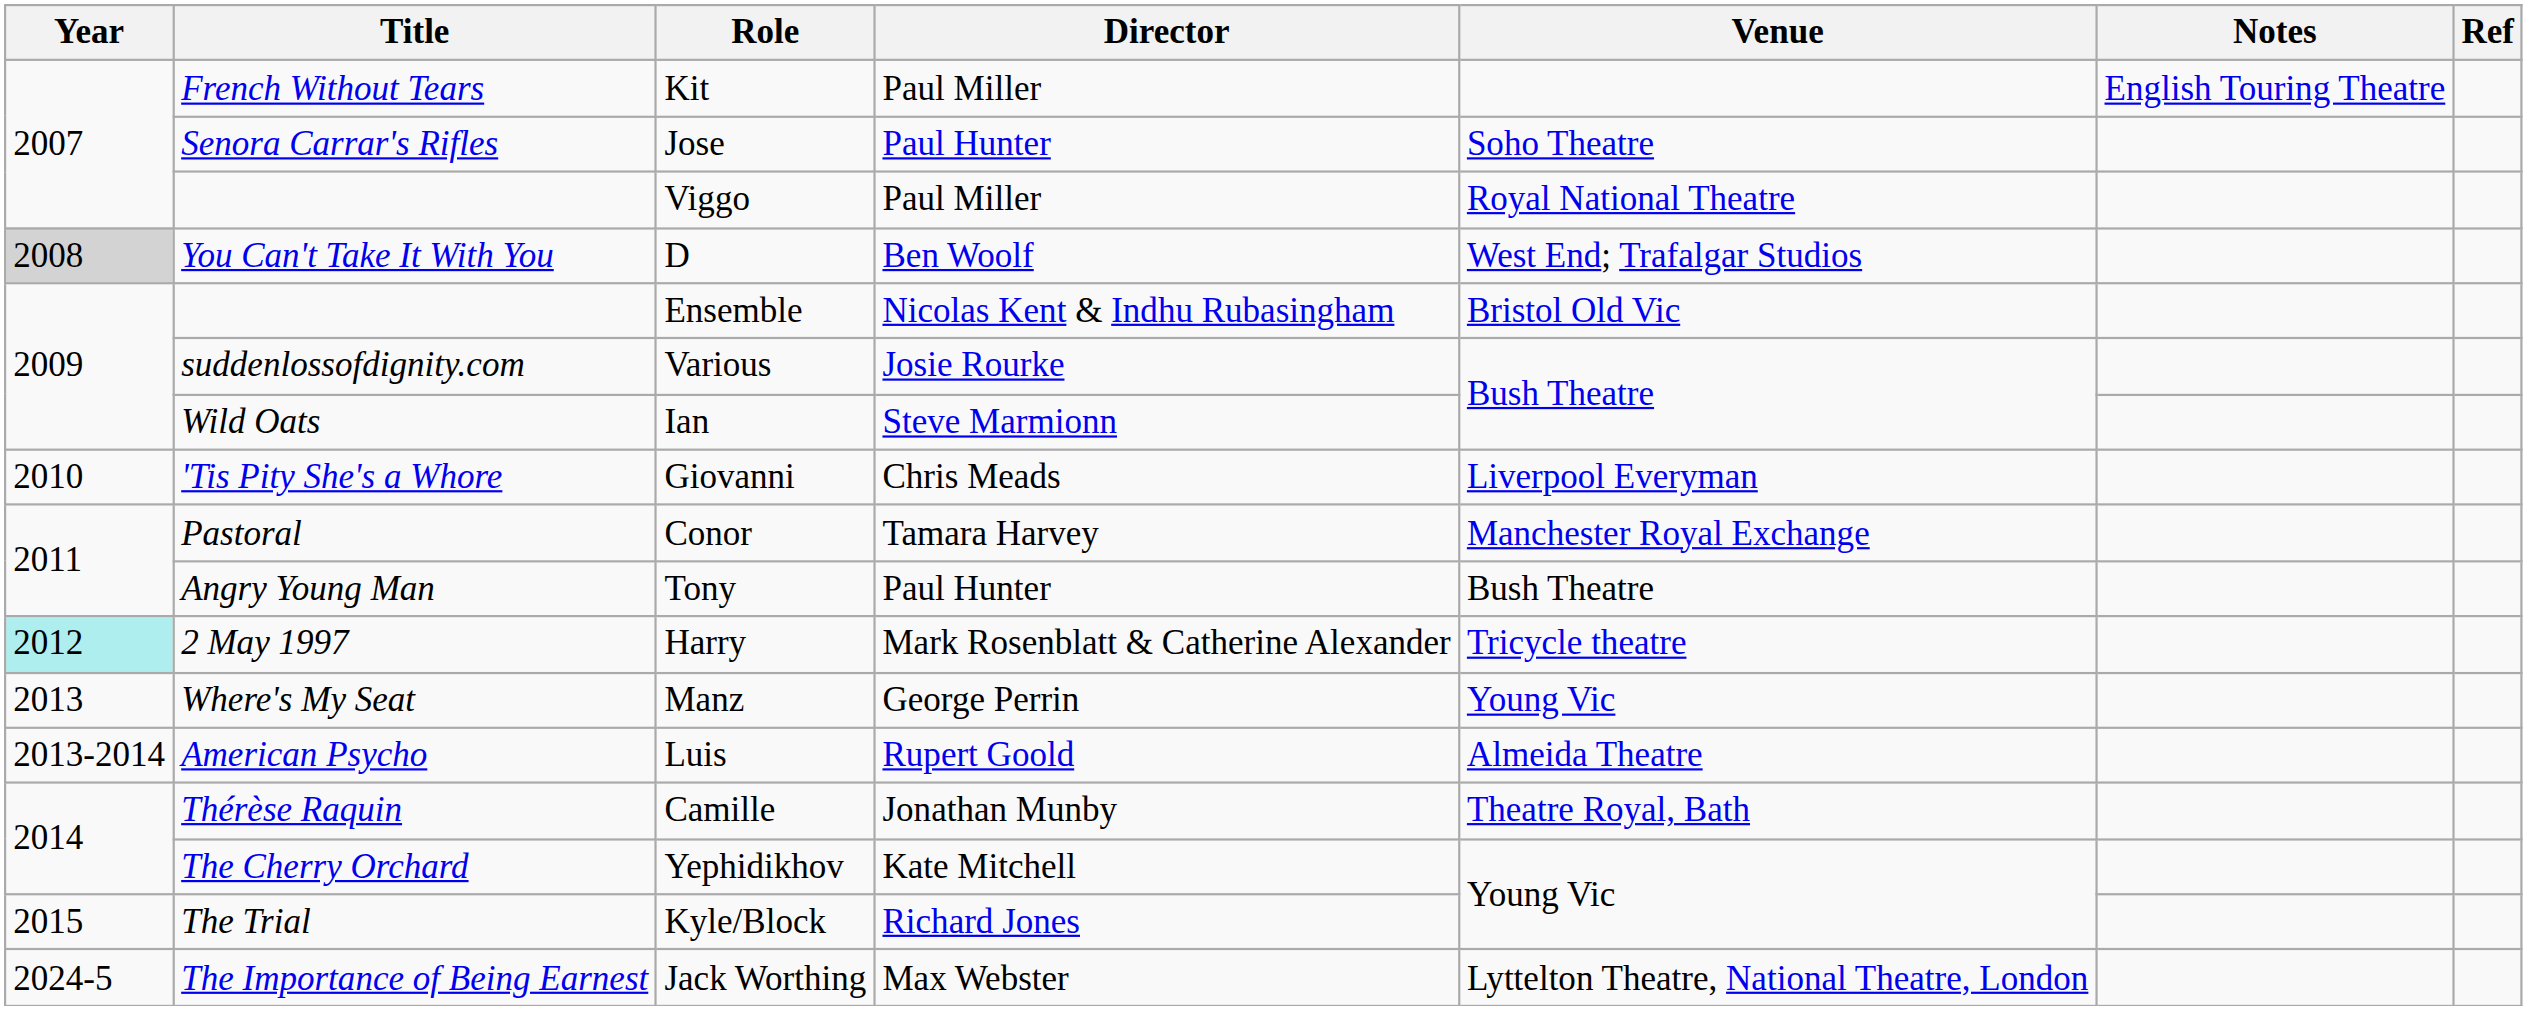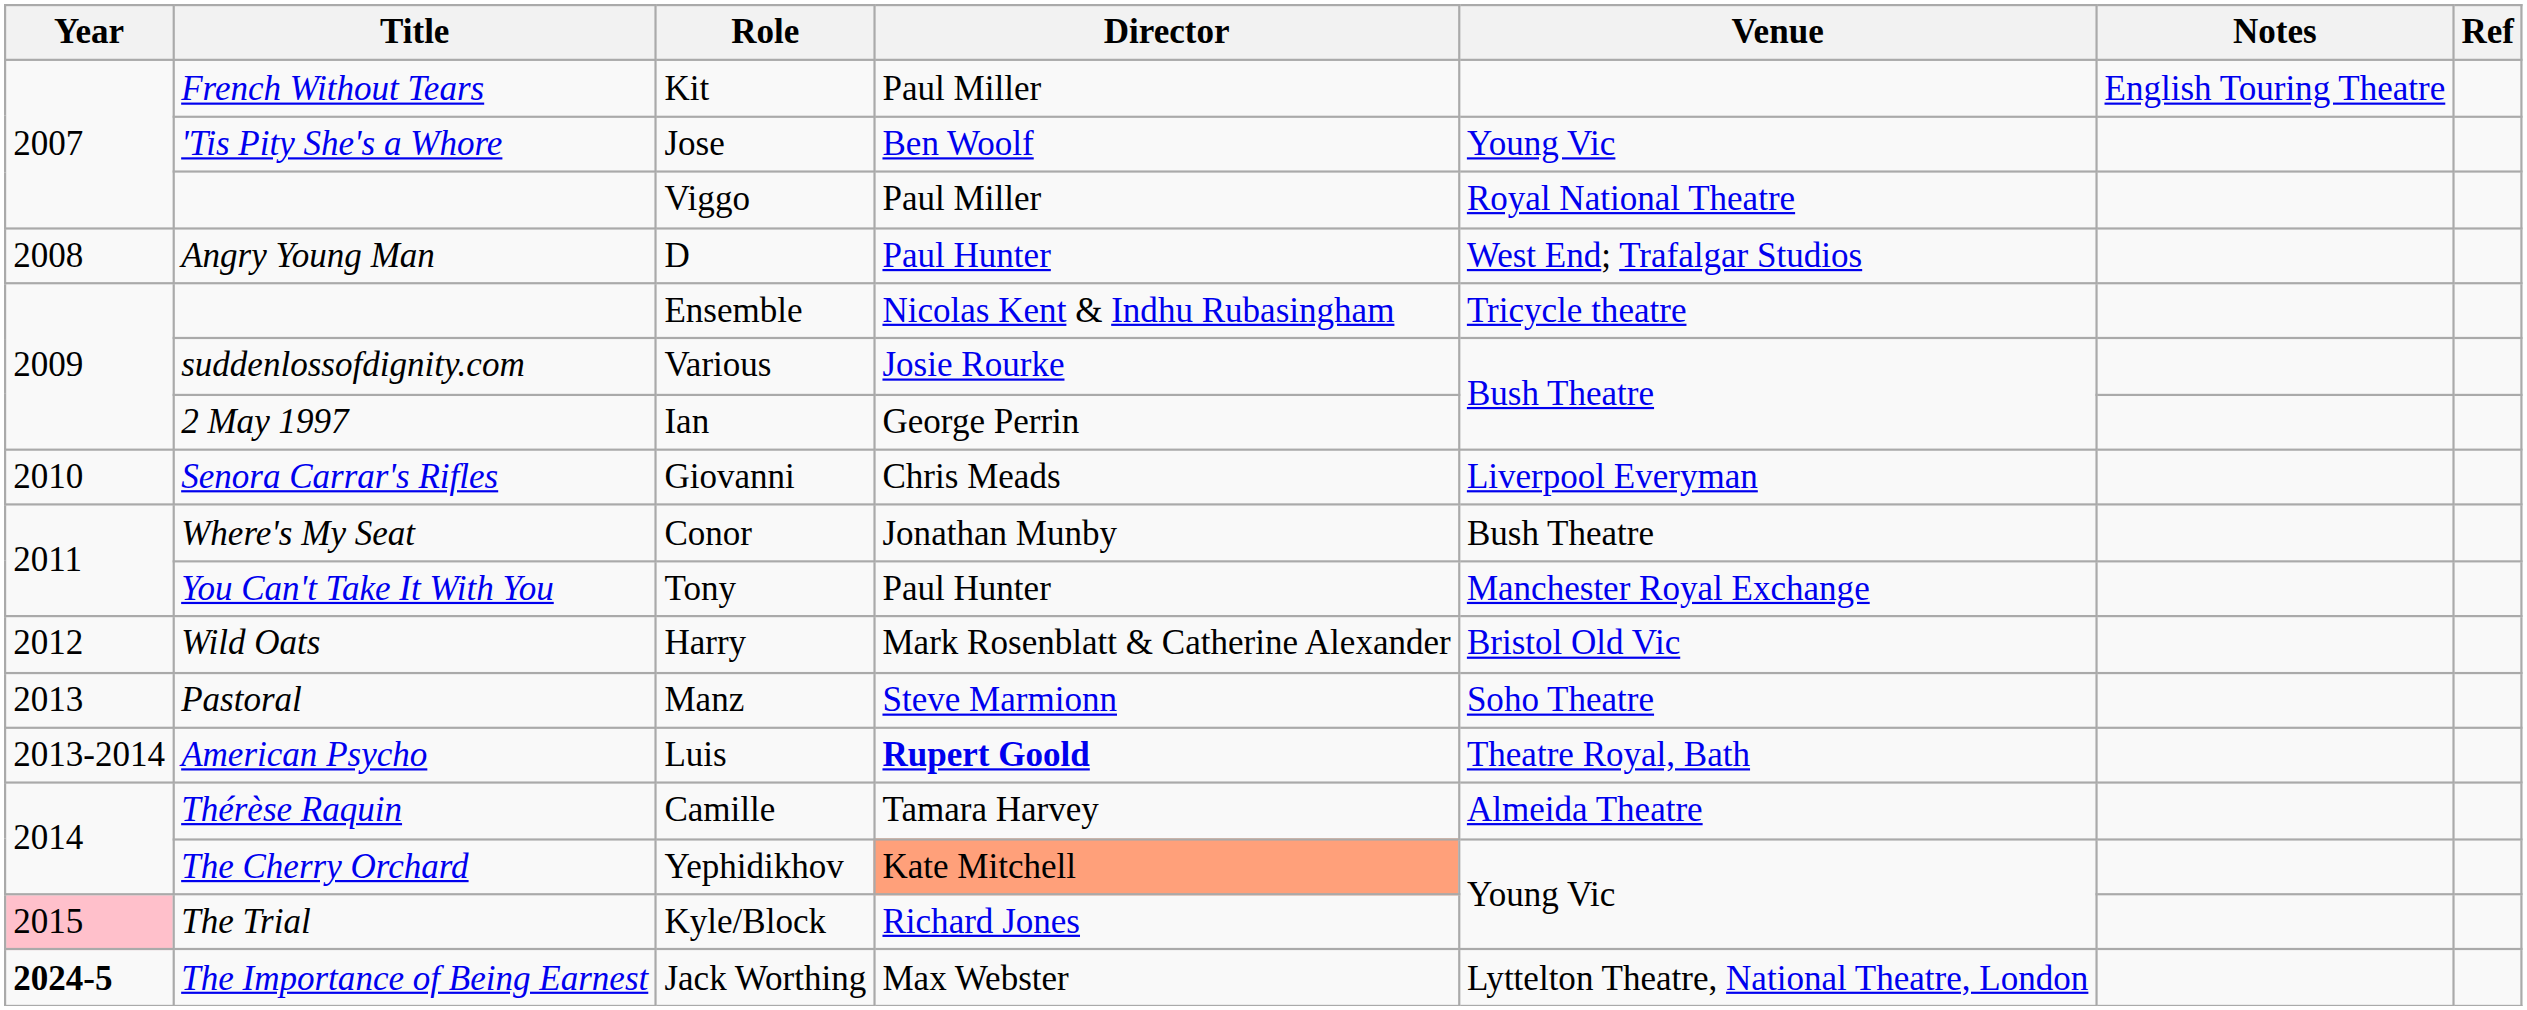(340, 143) Senora Carrar's Rifles -> (342, 143) 'Tis Pity She's a Whore
(967, 143) Paul Hunter -> (958, 143) Ben Woolf
(1560, 143) Soho Theatre -> (1541, 143) Young Vic
(48, 254) lightgrey background -> (48, 254) no background
(367, 254) You Can't Take It With You -> (308, 254) Angry Young Man
(958, 254) Ben Woolf -> (967, 254) Paul Hunter
(1574, 310) Bristol Old Vic -> (1577, 310) Tricycle theatre
(251, 421) Wild Oats -> (265, 421) 2 May 1997
(1000, 421) Steve Marmionn -> (981, 421) George Perrin
(342, 476) 'Tis Pity She's a Whore -> (340, 476) Senora Carrar's Rifles
(242, 532) Pastoral -> (298, 532) Where's My Seat
(991, 532) Tamara Harvey -> (1000, 532) Jonathan Munby
(1668, 532) Manchester Royal Exchange -> (1560, 532) Bush Theatre
(308, 587) Angry Young Man -> (367, 587) You Can't Take It With You
(1560, 587) Bush Theatre -> (1668, 587) Manchester Royal Exchange
(48, 643) paleturquoise background -> (48, 643) no background
(265, 643) 2 May 1997 -> (251, 643) Wild Oats
(1577, 643) Tricycle theatre -> (1574, 643) Bristol Old Vic
(298, 699) Where's My Seat -> (242, 699) Pastoral
(981, 699) George Perrin -> (1000, 699) Steve Marmionn
(1541, 699) Young Vic -> (1560, 699) Soho Theatre
(978, 754) normal -> (986, 754) bold
(1585, 754) Almeida Theatre -> (1608, 754) Theatre Royal, Bath
(1000, 810) Jonathan Munby -> (991, 810) Tamara Harvey
(1608, 810) Theatre Royal, Bath -> (1585, 810) Almeida Theatre
(979, 865) no background -> (979, 865) lightsalmon background
(48, 921) no background -> (48, 921) pink background
(63, 976) normal -> (63, 976) bold
